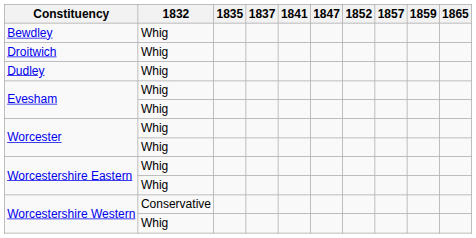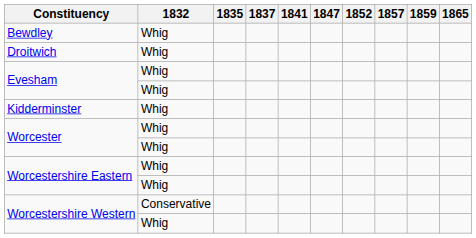- row: (26, 71)
+ row: (44, 109)
